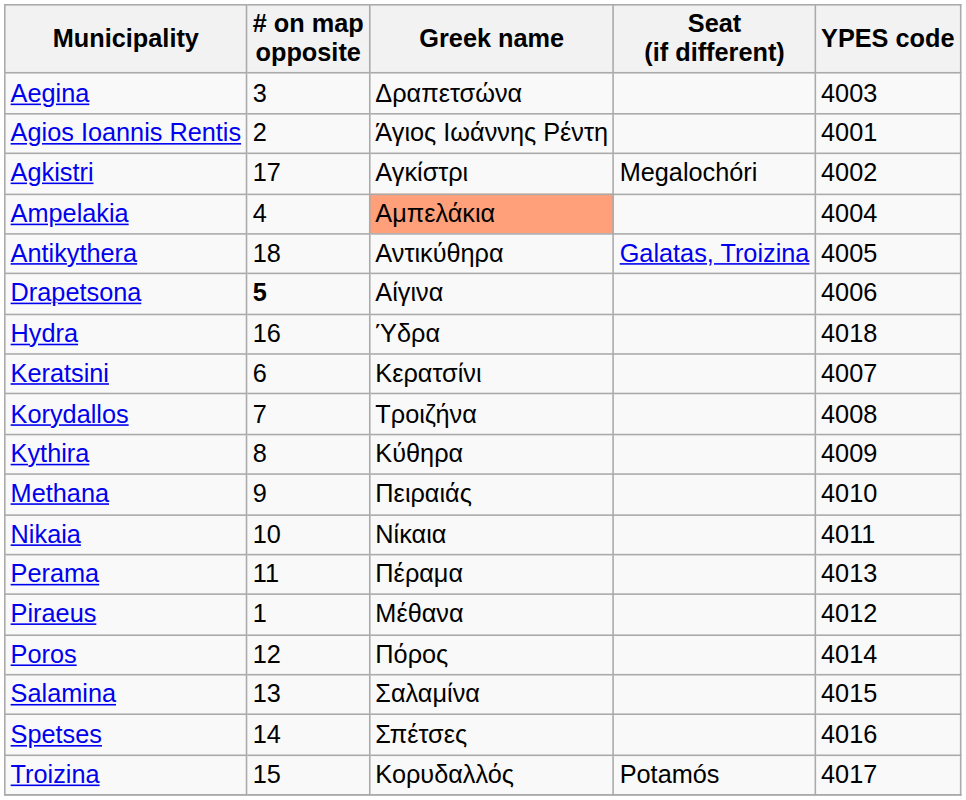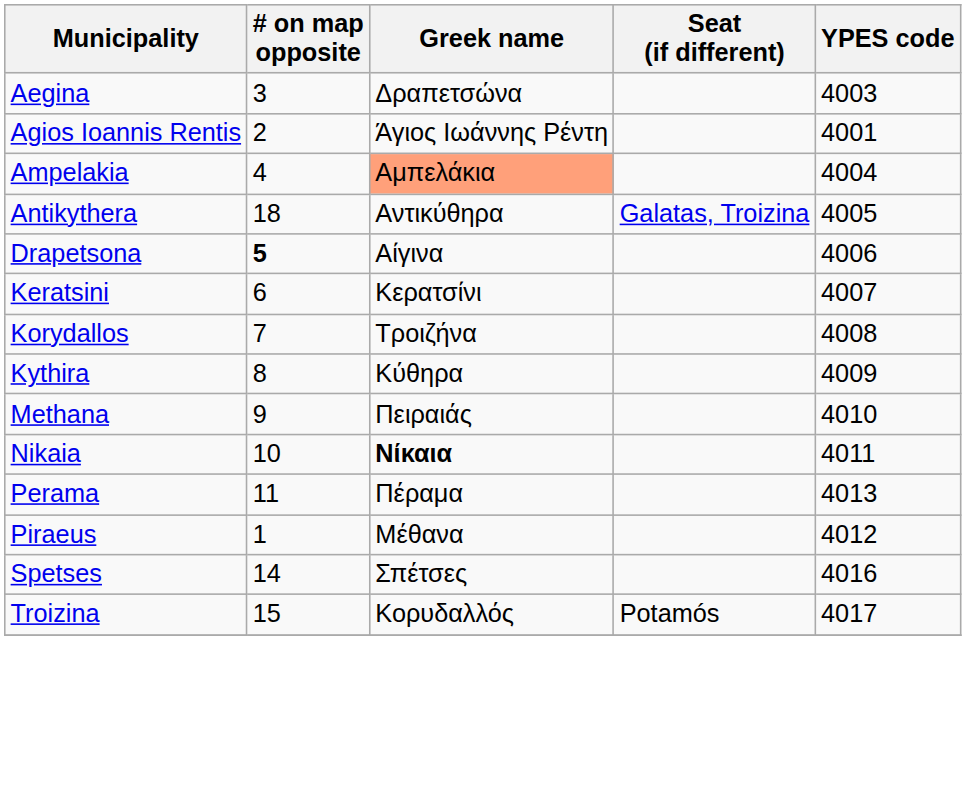- row: (52, 173)
- row: (44, 333)
(411, 534) normal -> (414, 453) bold
- row: (44, 654)
- row: (63, 694)
